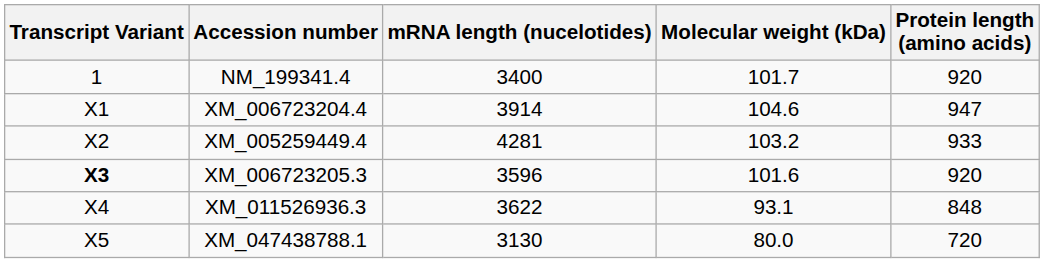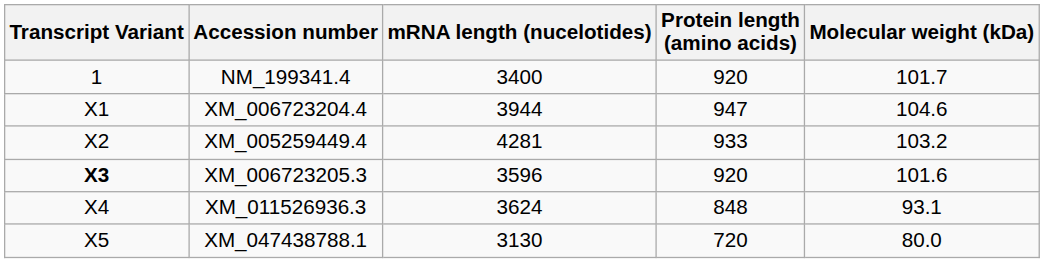columns swapped: (965, 32) <-> (774, 32)
(520, 109) 3914 -> (520, 109) 3944
(520, 207) 3622 -> (520, 207) 3624
